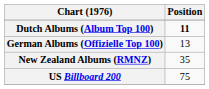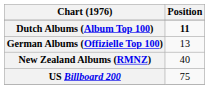(185, 60) 35 -> (185, 60) 40
